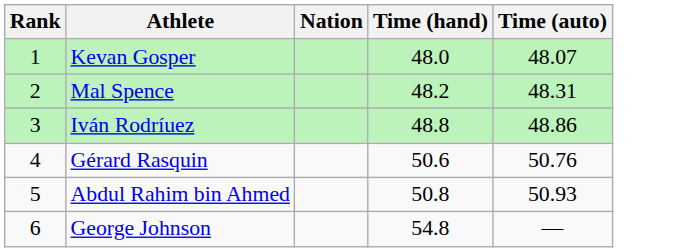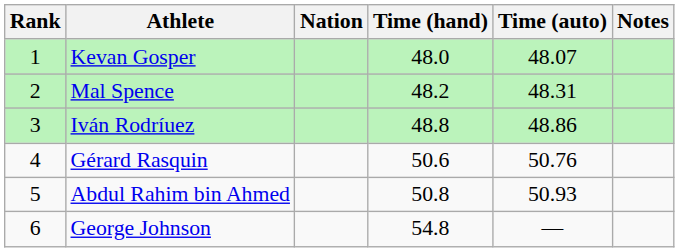+ column: (643, 21)
